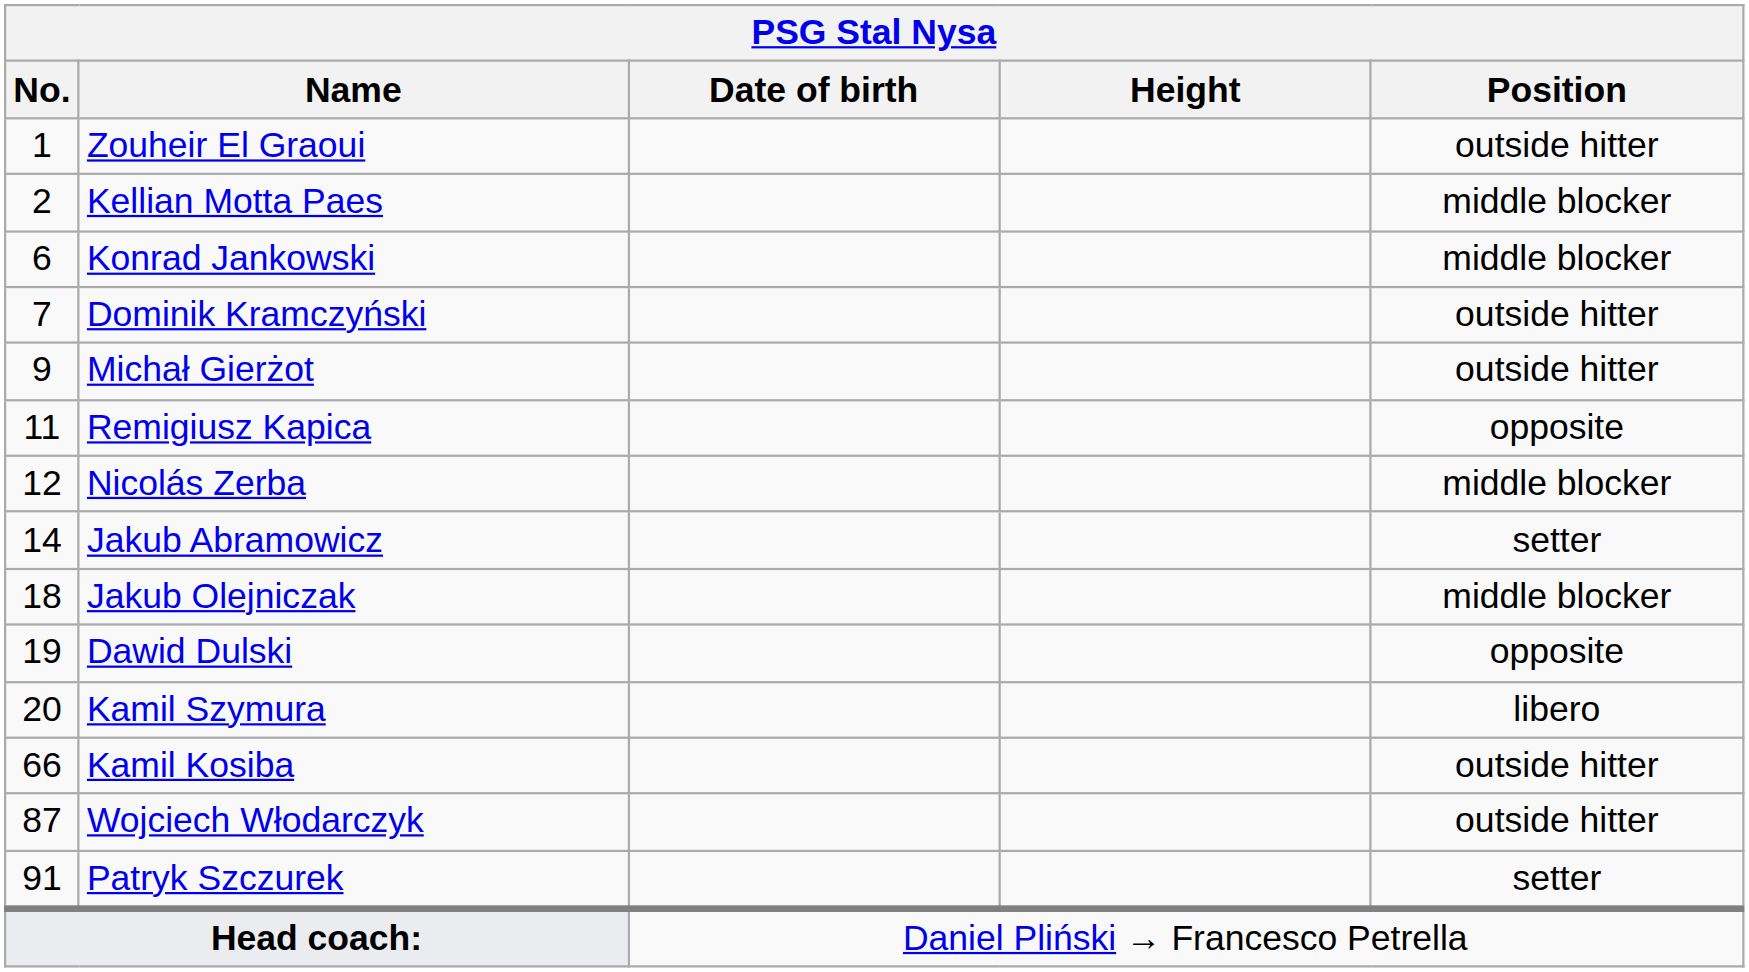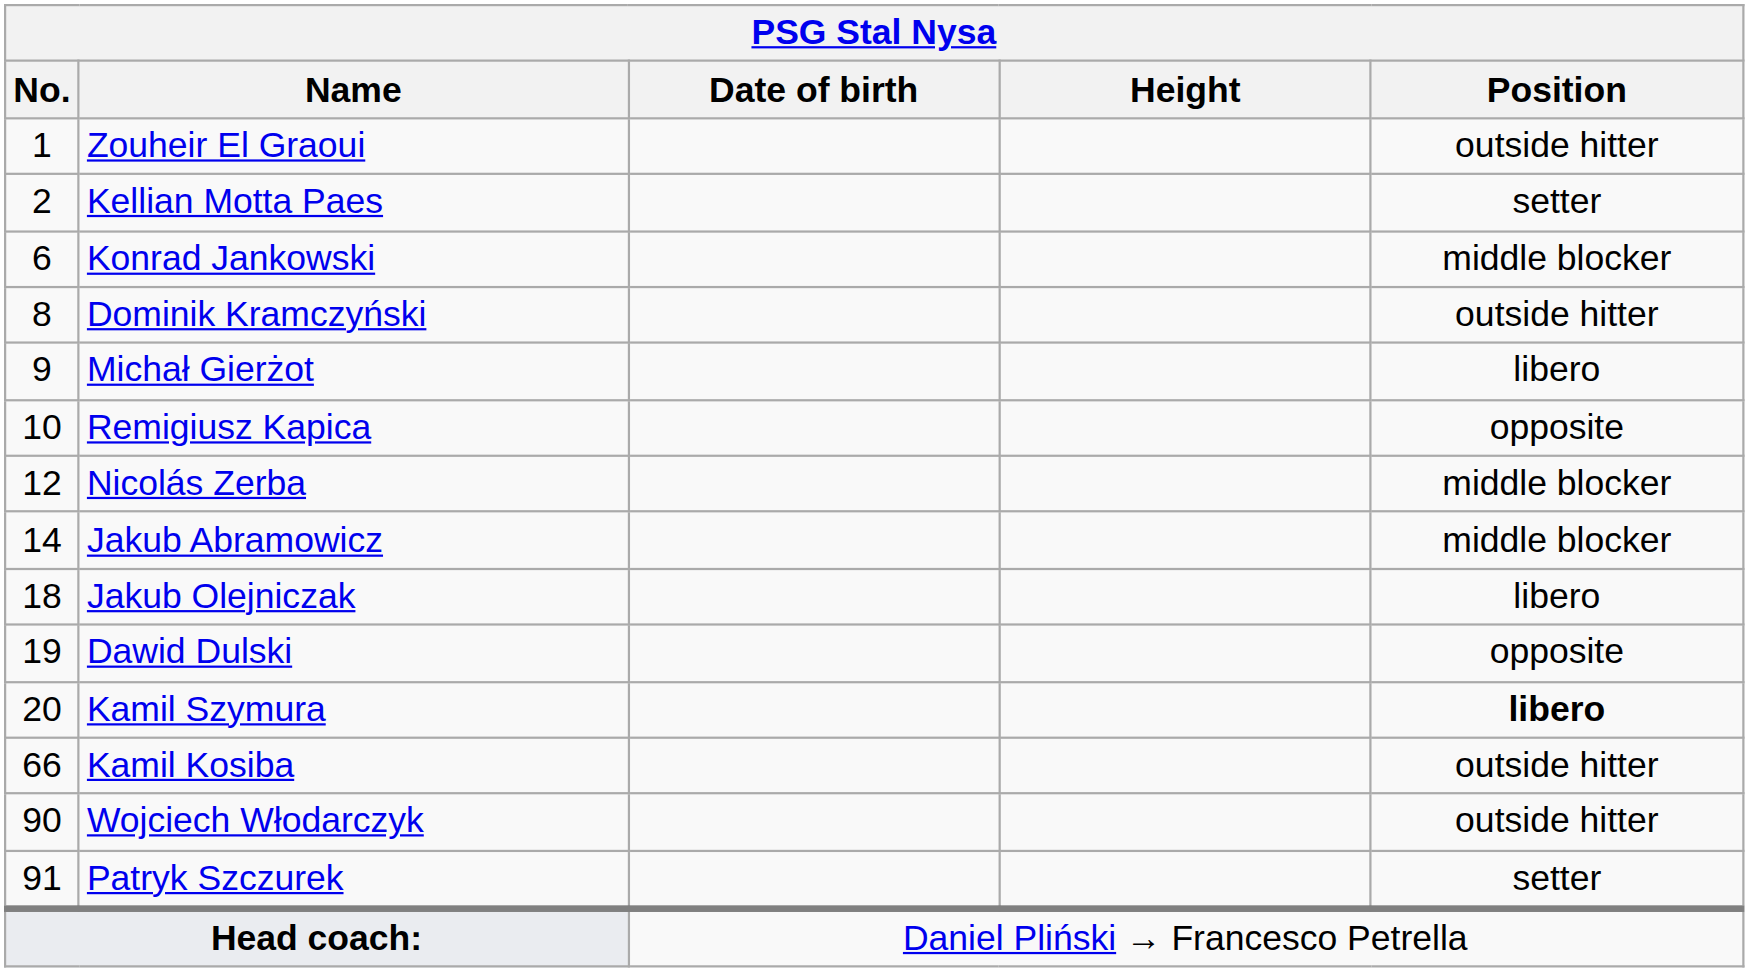(1557, 201) middle blocker -> (1557, 201) setter
(42, 314) 7 -> (42, 314) 8
(1557, 370) outside hitter -> (1557, 370) libero
(42, 426) 11 -> (42, 426) 10
(1557, 539) setter -> (1557, 539) middle blocker
(1557, 595) middle blocker -> (1557, 595) libero
(1557, 708) normal -> (1557, 708) bold
(42, 821) 87 -> (42, 821) 90
